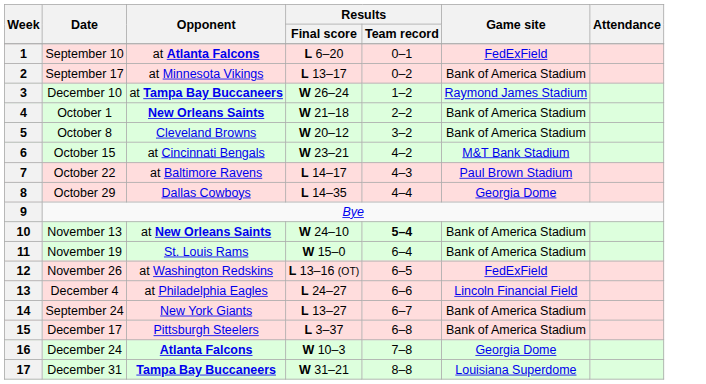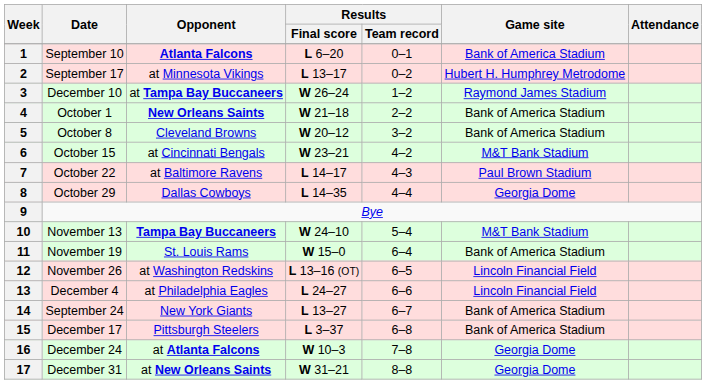(206, 54) at Atlanta Falcons -> (206, 54) Atlanta Falcons
(516, 54) FedExField -> (535, 54) Bank of America Stadium
(516, 74) Bank of America Stadium -> (535, 74) Hubert H. Humphrey Metrodome
(206, 232) at New Orleans Saints -> (206, 232) Tampa Bay Buccaneers
(402, 232) bold -> (402, 232) normal
(516, 232) Bank of America Stadium -> (535, 232) M&T Bank Stadium
(516, 271) FedExField -> (535, 271) Lincoln Financial Field
(206, 350) Atlanta Falcons -> (206, 350) at Atlanta Falcons
(206, 370) Tampa Bay Buccaneers -> (206, 370) at New Orleans Saints
(516, 370) Louisiana Superdome -> (535, 370) Georgia Dome
